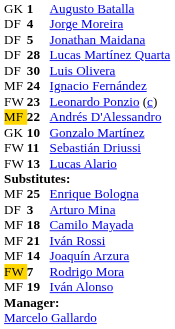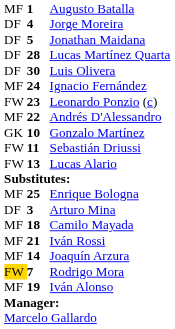(14, 8) GK -> (14, 8) MF
(14, 117) gold background -> (14, 117) no background
